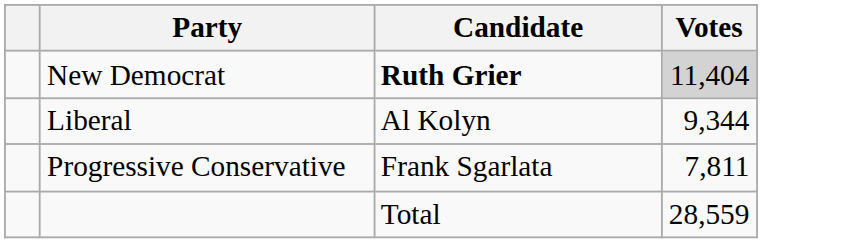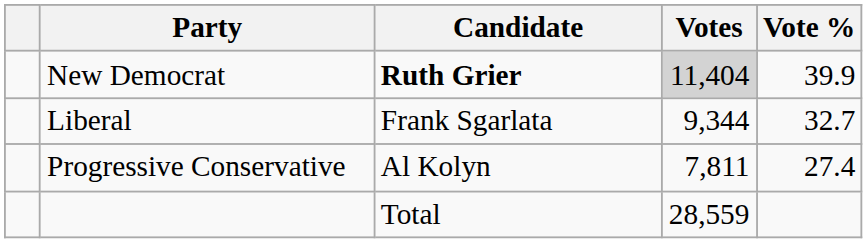+ column: (809, 27)
(436, 120) Al Kolyn -> (467, 120) Frank Sgarlata
(467, 167) Frank Sgarlata -> (436, 167) Al Kolyn
